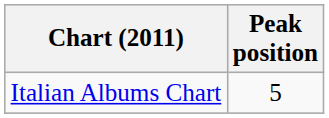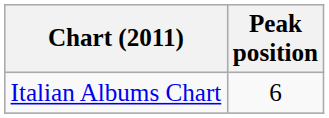(275, 92) 5 -> (275, 92) 6
